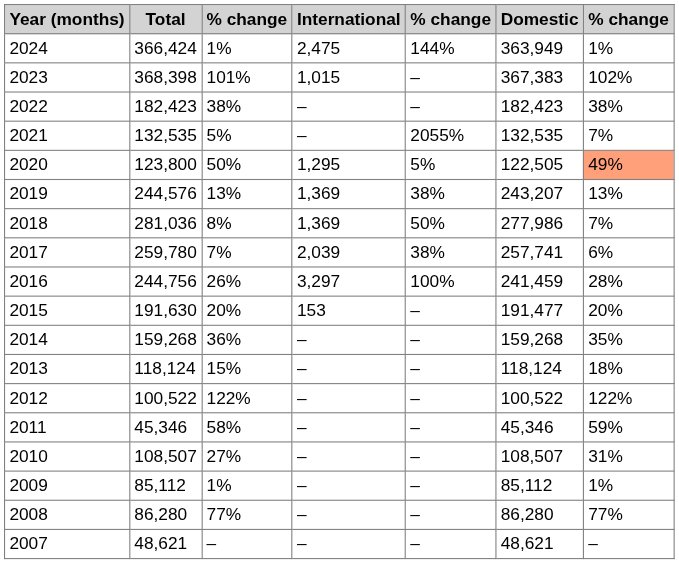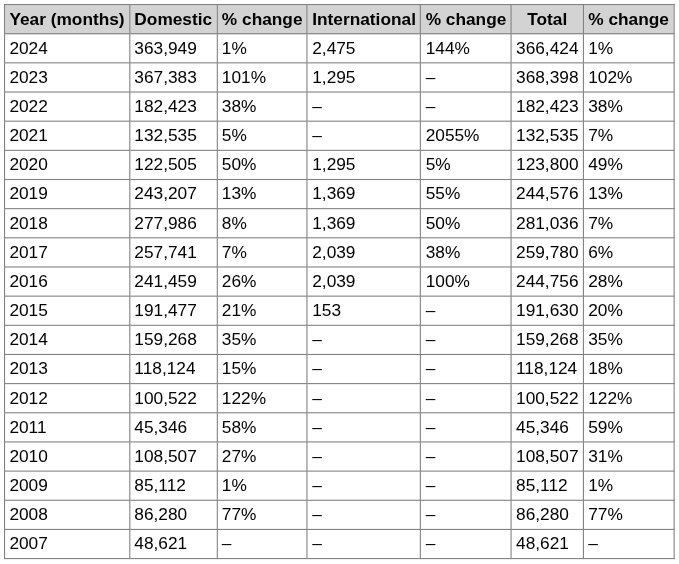columns swapped: (540, 19) <-> (166, 19)
(319, 77) 1,015 -> (334, 77) 1,295
(606, 164) lightsalmon background -> (606, 164) no background
(428, 194) 38% -> (443, 194) 55%
(319, 281) 3,297 -> (334, 281) 2,039
(224, 310) 20% -> (239, 310) 21%
(224, 339) 36% -> (239, 339) 35%
